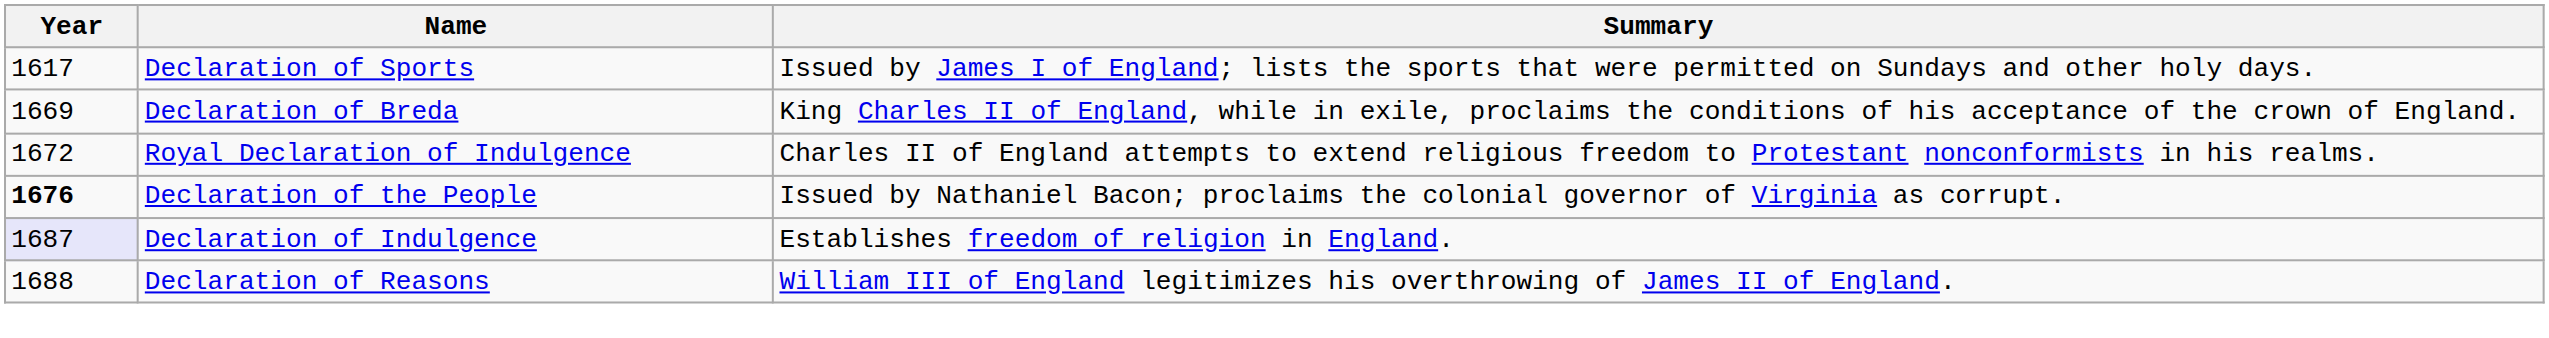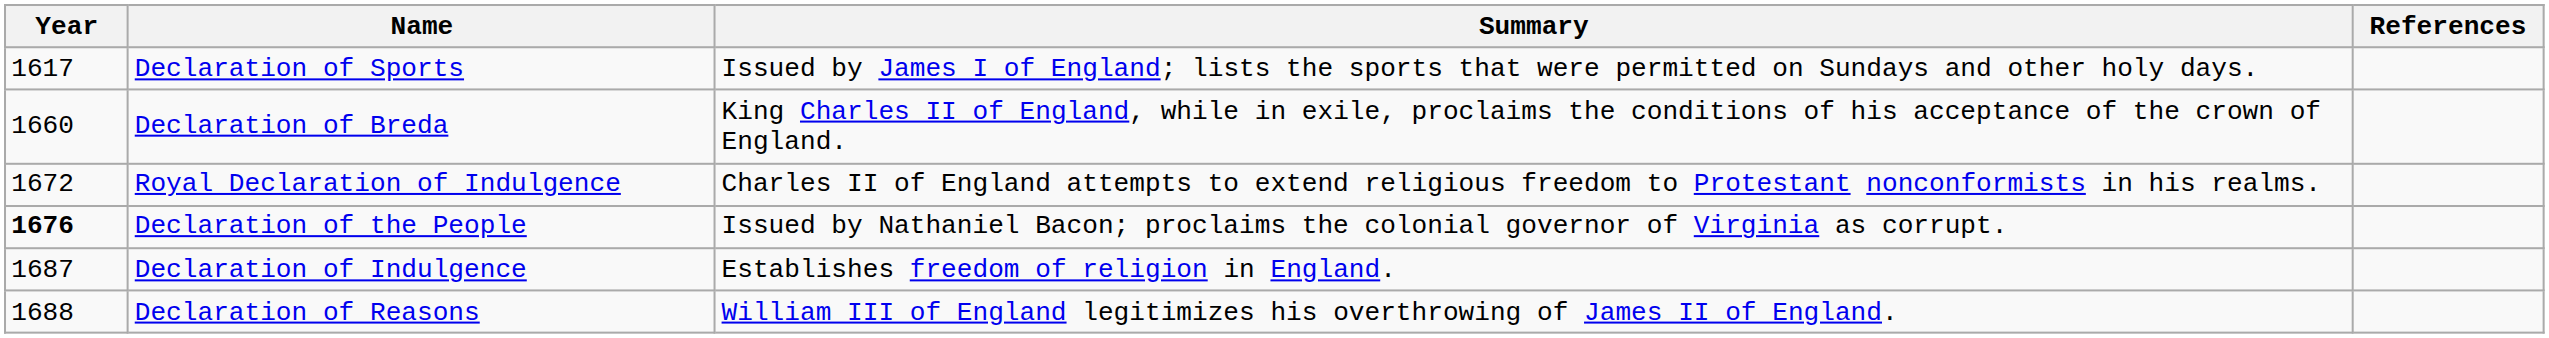+ column: (2448, 26)
(43, 111) 1669 -> (43, 127) 1660
(43, 239) lavender background -> (43, 269) no background
